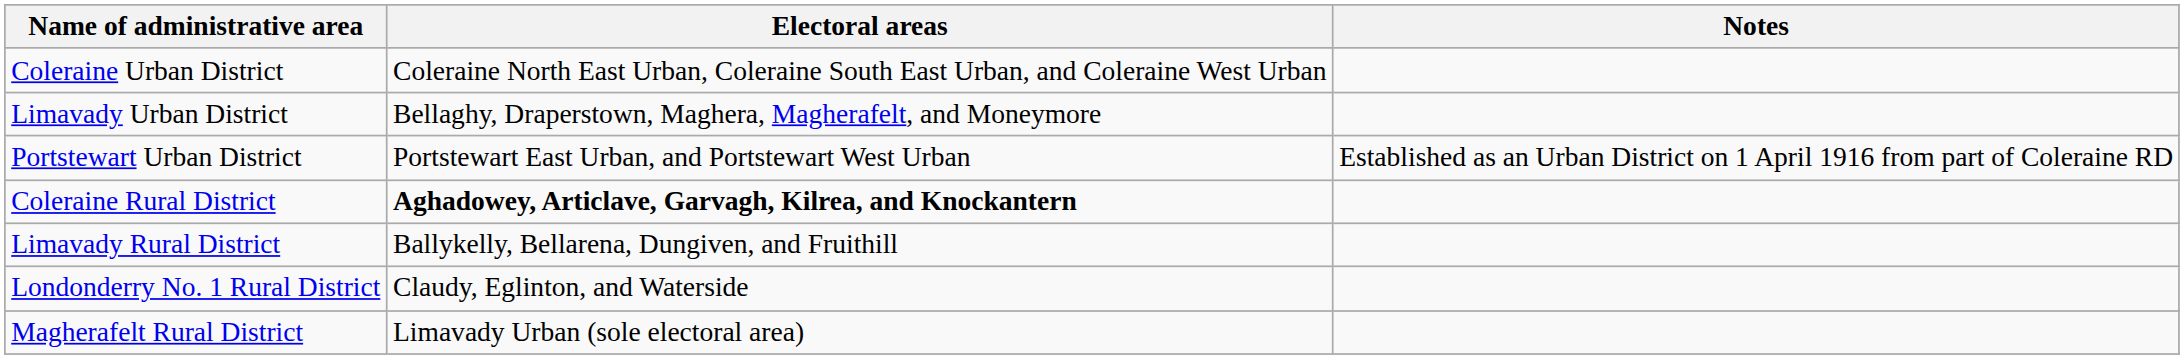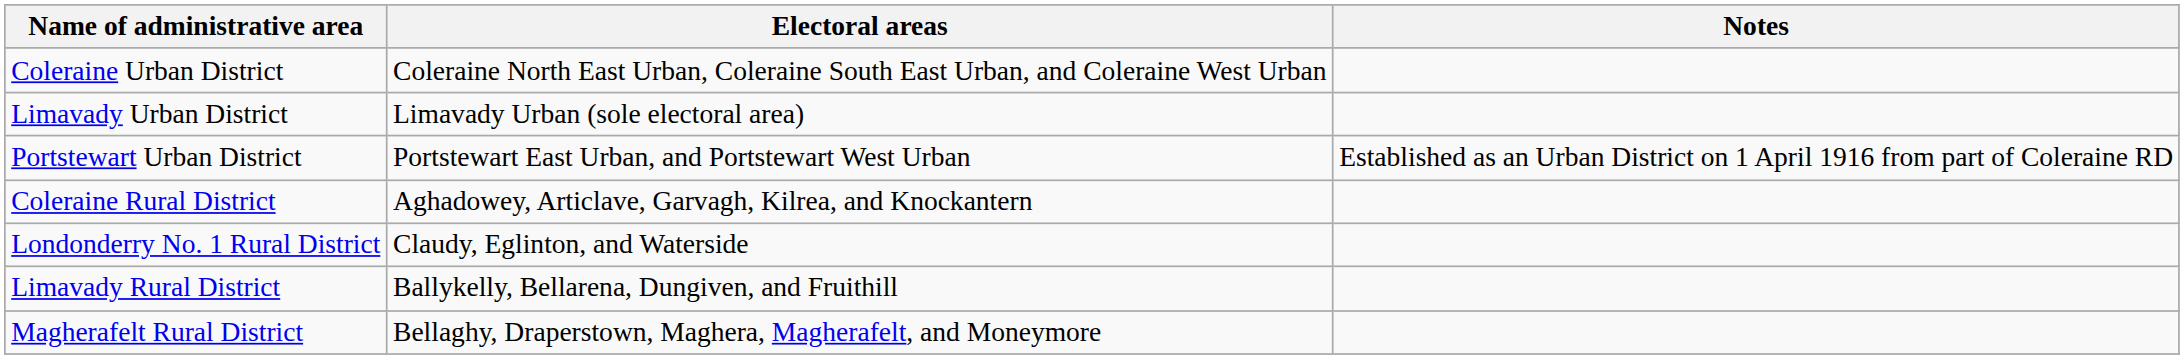(747, 113) Bellaghy, Draperstown, Maghera, Magherafelt, and Moneymore -> (599, 113) Limavady Urban (sole electoral area)
(735, 200) bold -> (713, 200) normal
rows swapped: (146, 244) <-> (196, 288)
(599, 331) Limavady Urban (sole electoral area) -> (747, 331) Bellaghy, Draperstown, Maghera, Magherafelt, and Moneymore
